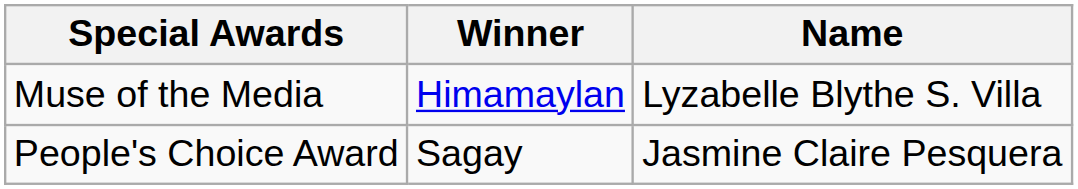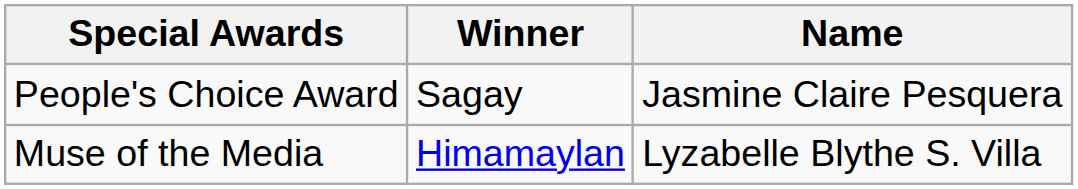rows swapped: (168, 93) <-> (206, 153)
